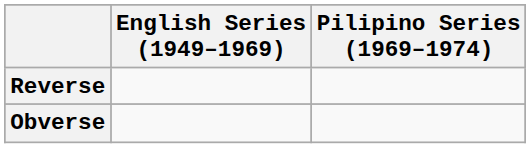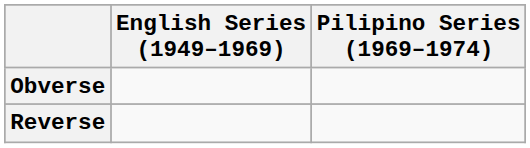rows swapped: (58, 123) <-> (58, 86)
